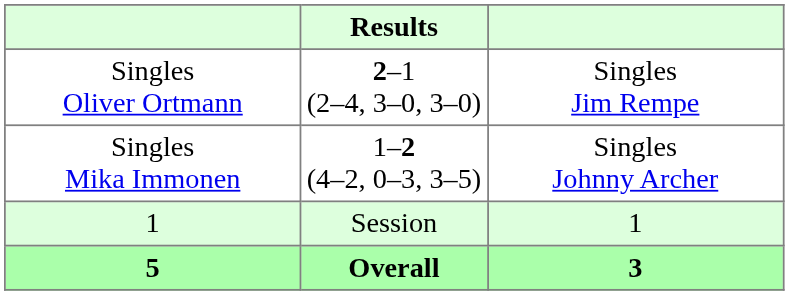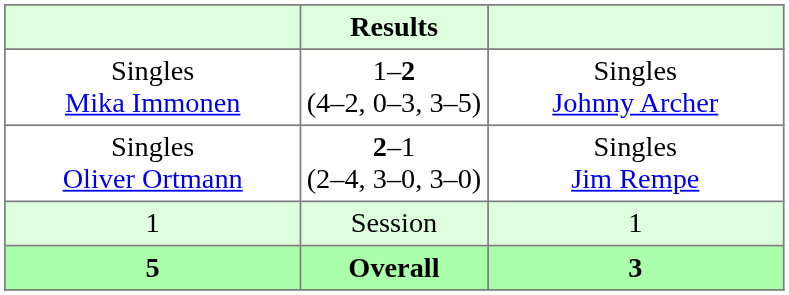rows swapped: (153, 162) <-> (153, 86)
